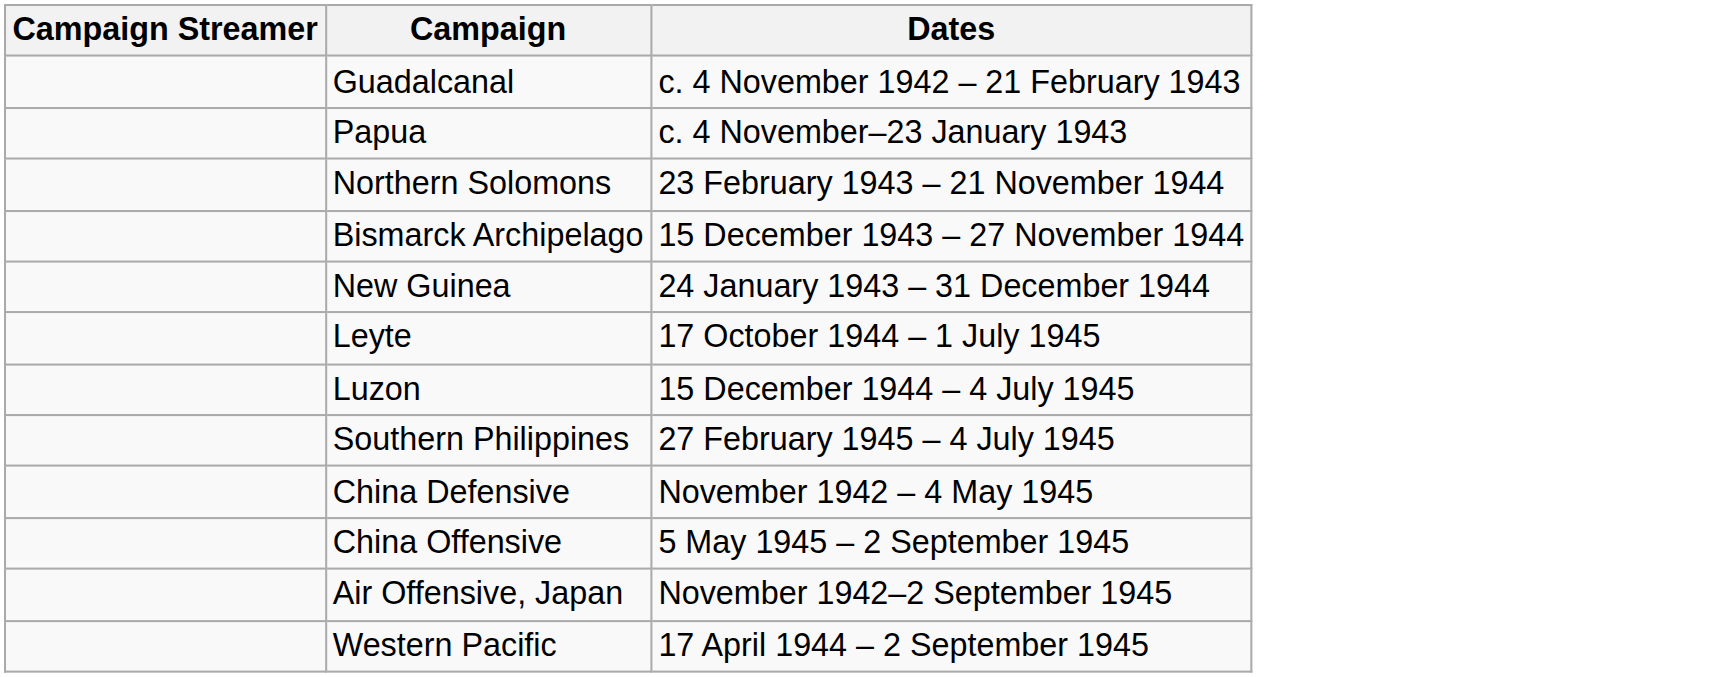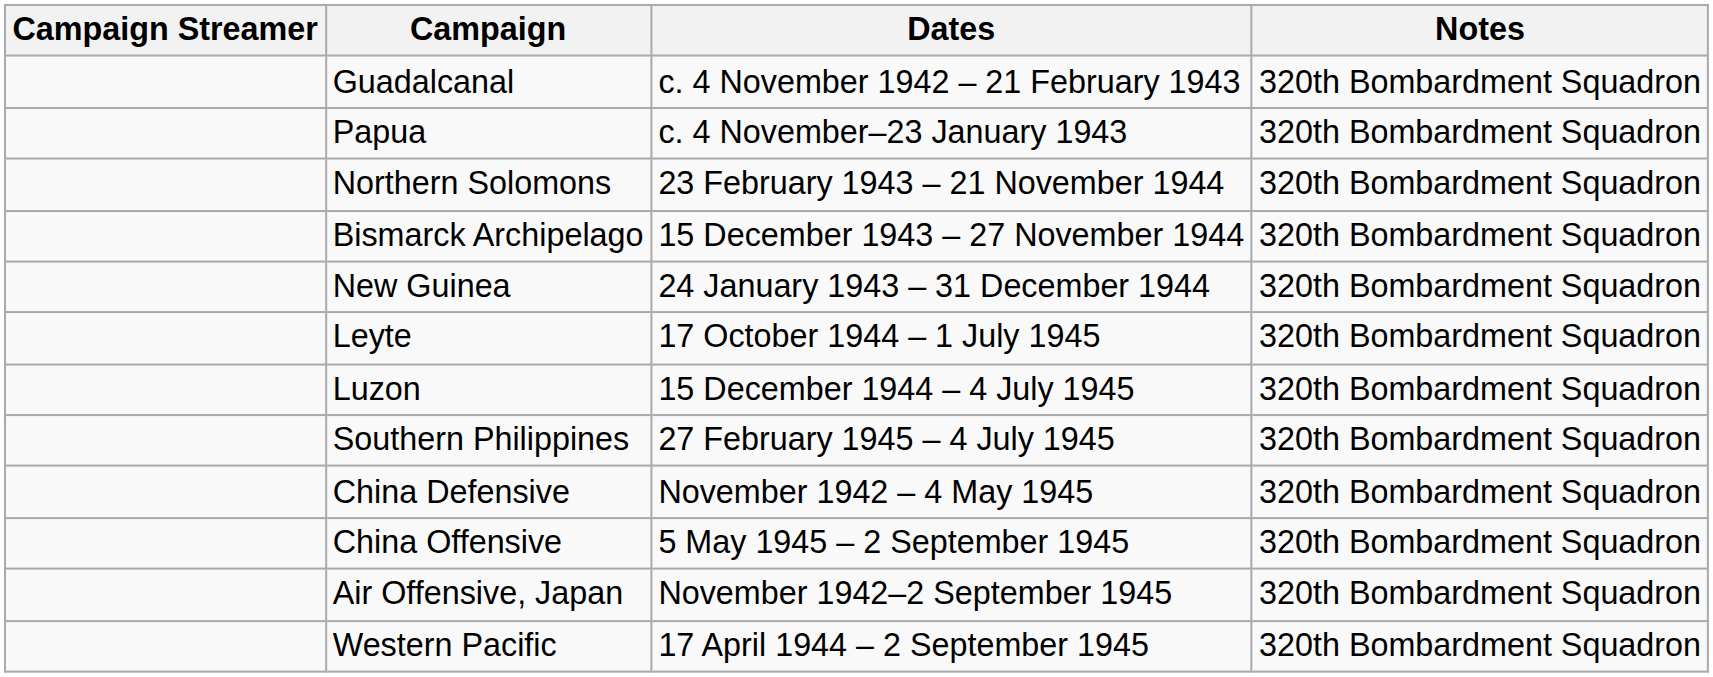+ column: (1480, 30)
